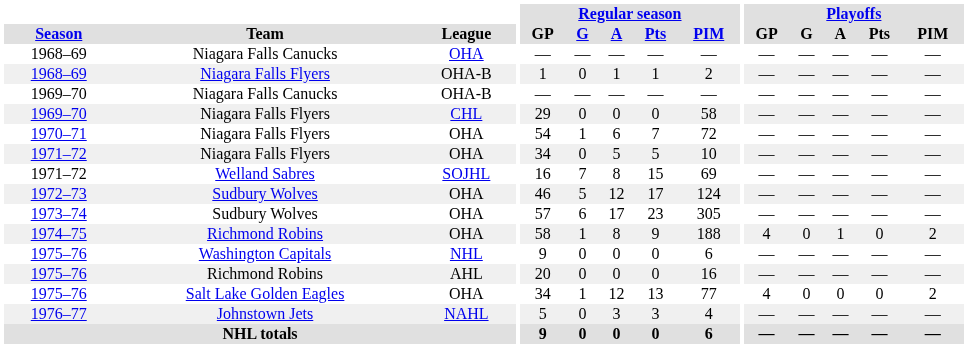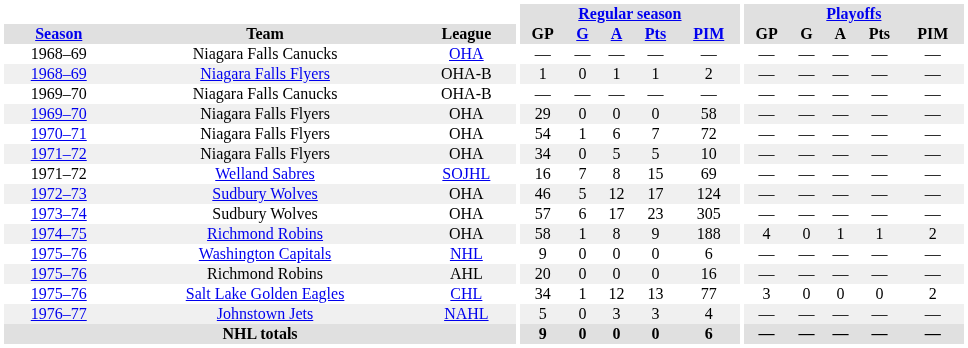(466, 114) CHL -> (466, 114) OHA
(879, 234) 0 -> (879, 234) 1
(466, 294) OHA -> (466, 294) CHL
(767, 294) 4 -> (767, 294) 3
